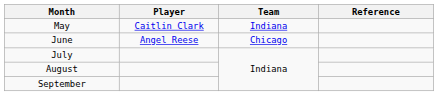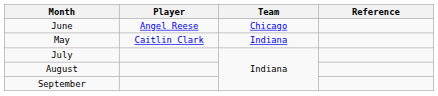rows swapped: (62, 26) <-> (62, 40)
